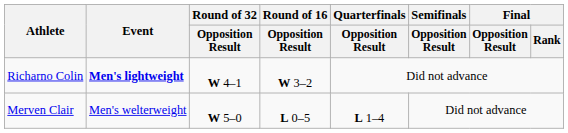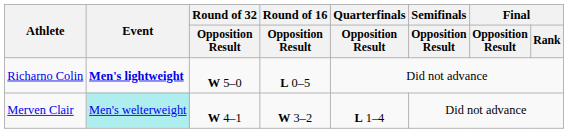(225, 83) W 4–1 -> (225, 83) W 5–0
(295, 83) W 3–2 -> (295, 83) L 0–5
(138, 110) no background -> (138, 110) paleturquoise background
(225, 118) W 5–0 -> (225, 118) W 4–1
(295, 118) L 0–5 -> (295, 118) W 3–2
